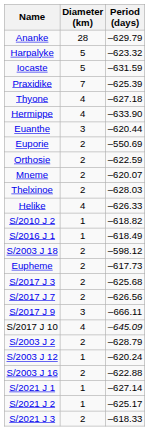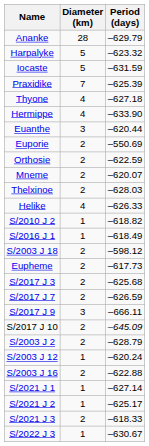(125, 296) –626.56 -> (125, 296) –626.59
(83, 327) 4 -> (83, 327) 2
+ row: (32, 433)
